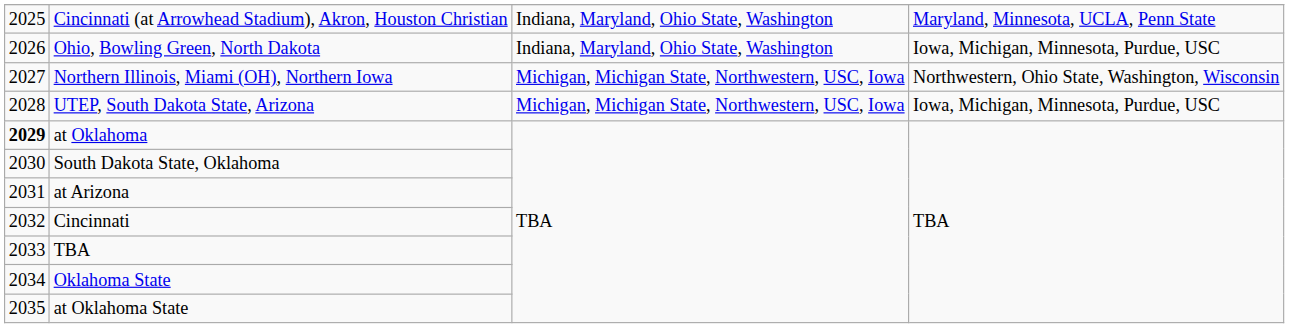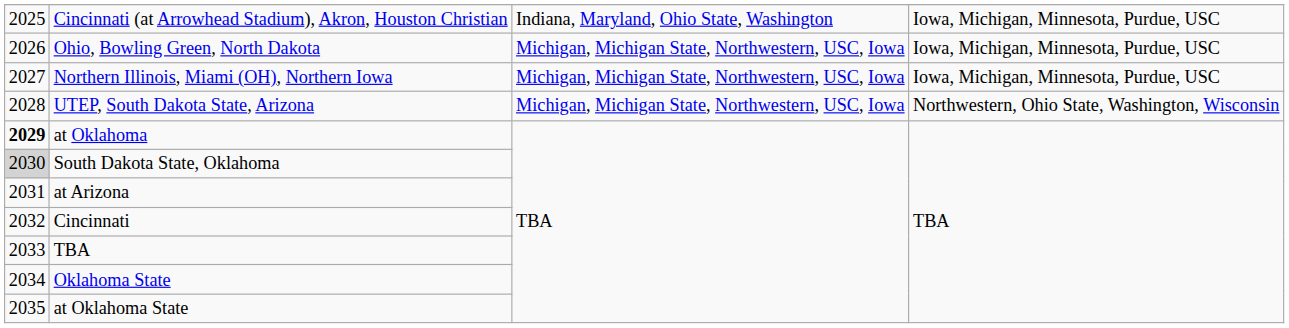(1064, 18) Maryland, Minnesota, UCLA, Penn State -> (1066, 18) Iowa, Michigan, Minnesota, Purdue, USC
(674, 47) Indiana, Maryland, Ohio State, Washington -> (710, 47) Michigan, Michigan State, Northwestern, USC, Iowa
(1096, 76) Northwestern, Ohio State, Washington, Wisconsin -> (1066, 76) Iowa, Michigan, Minnesota, Purdue, USC
(1066, 105) Iowa, Michigan, Minnesota, Purdue, USC -> (1096, 105) Northwestern, Ohio State, Washington, Wisconsin
(27, 163) no background -> (27, 163) lightgrey background
